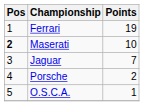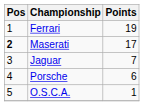(131, 45) 10 -> (131, 45) 17
(134, 77) 2 -> (134, 77) 6
